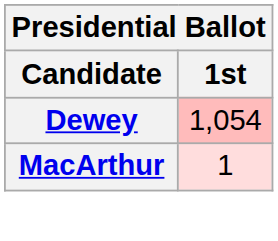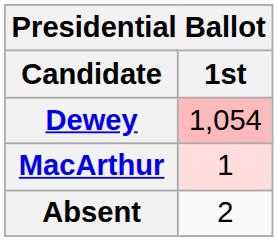+ row: (92, 212)
